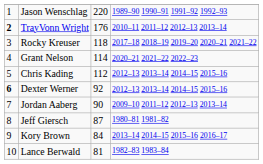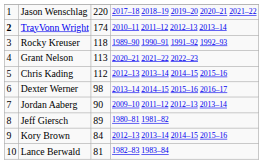(170, 12) 1989–90 1990–91 1991–92 1992–93 -> (184, 12) 2017–18 2018–19 2019–20 2020–21 2021–22
(101, 27) 176 -> (101, 27) 174
(184, 43) 2017–18 2018–19 2019–20 2020–21 2021–22 -> (170, 43) 1989–90 1990–91 1991–92 1992–93
(100, 58) 114 -> (100, 58) 113
(9, 89) bold -> (9, 89) normal
(98, 89) 92 -> (98, 89) 98
(170, 89) 2012–13 2013–14 2014–15 2015–16 -> (170, 89) 2013–14 2014–15 2015–16 2016–17
(98, 120) 87 -> (98, 120) 89
(170, 136) 2013–14 2014–15 2015–16 2016–17 -> (170, 136) 2012–13 2013–14 2014–15 2015–16
